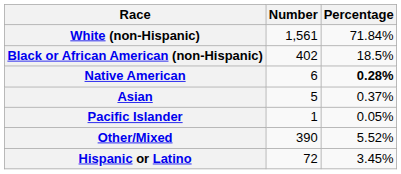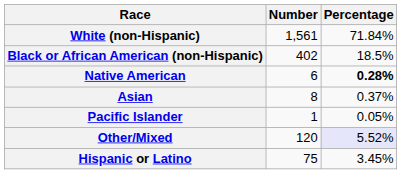(314, 96) 5 -> (314, 96) 8
(307, 138) 390 -> (307, 138) 120
(375, 138) no background -> (375, 138) lavender background
(311, 158) 72 -> (311, 158) 75
